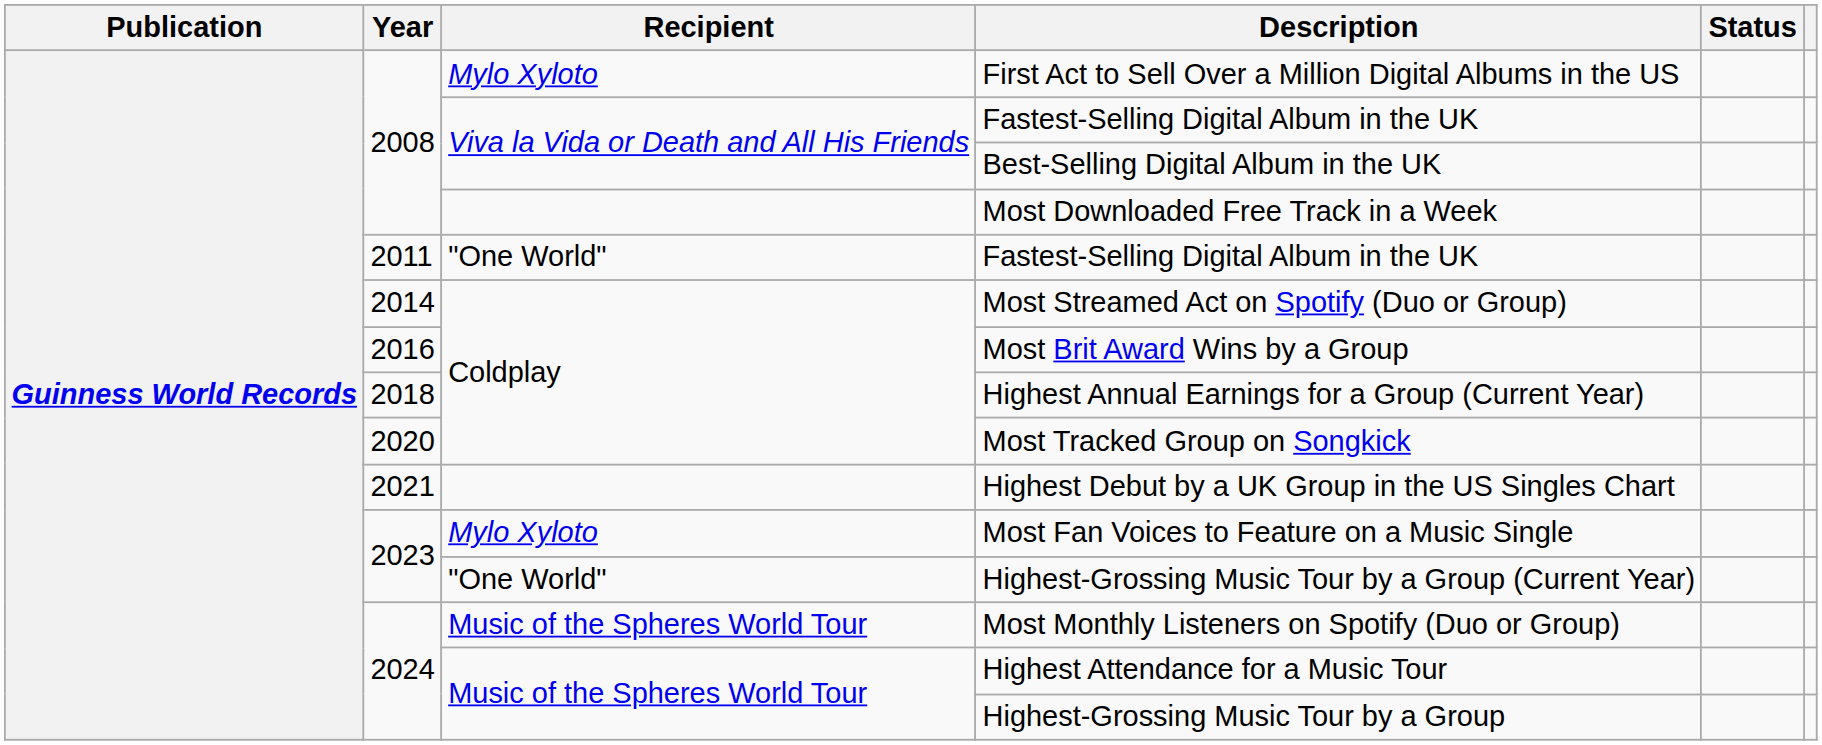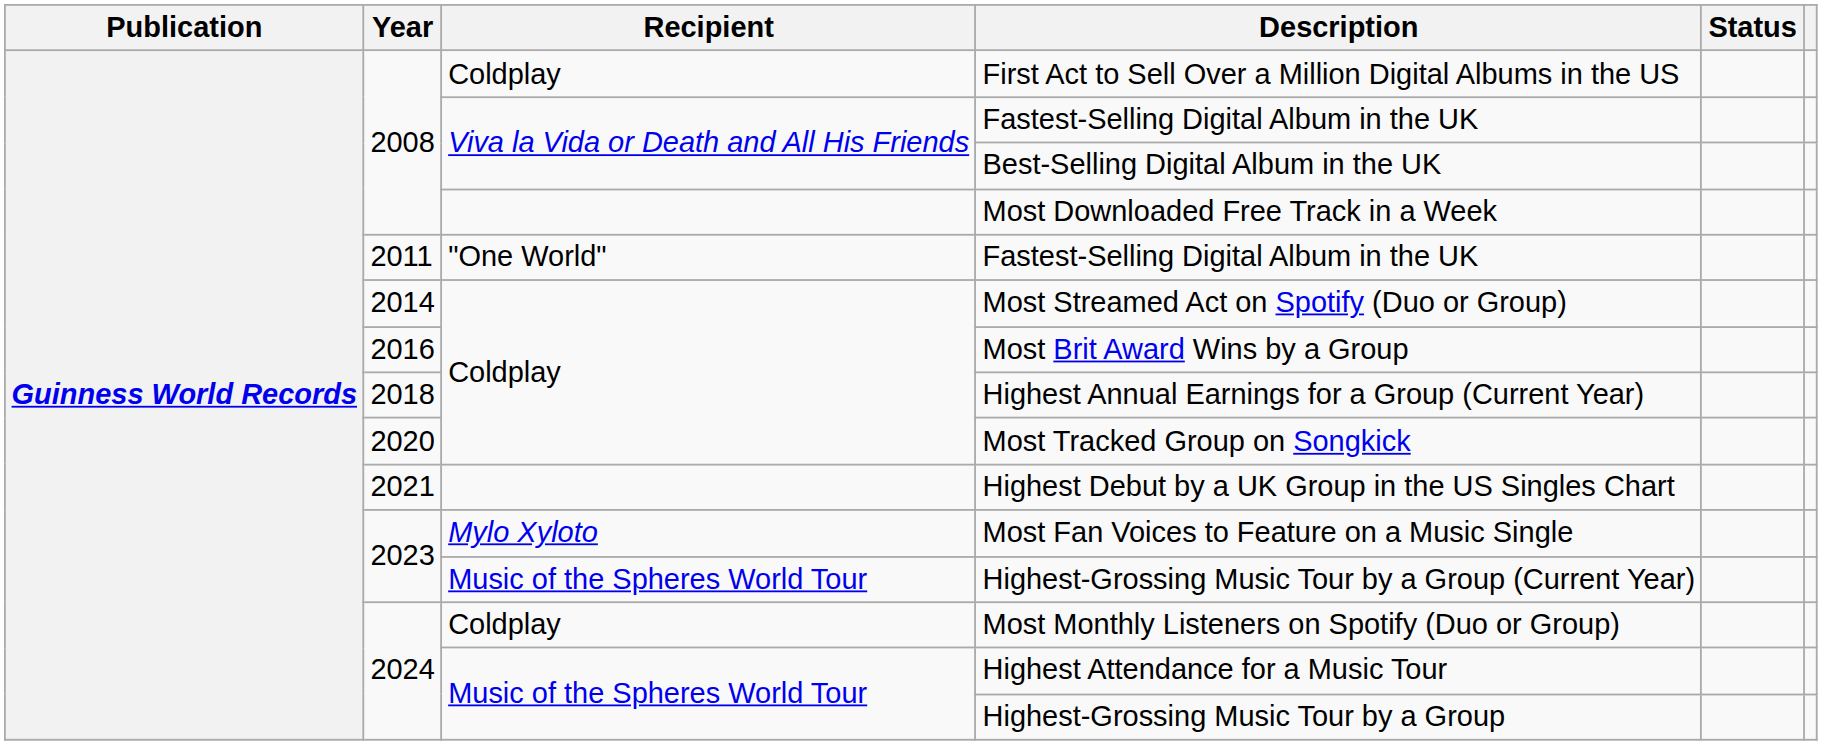(523, 73) Mylo Xyloto -> (505, 73) Coldplay
(527, 578) "One World" -> (658, 578) Music of the Spheres World Tour
(658, 624) Music of the Spheres World Tour -> (505, 624) Coldplay
